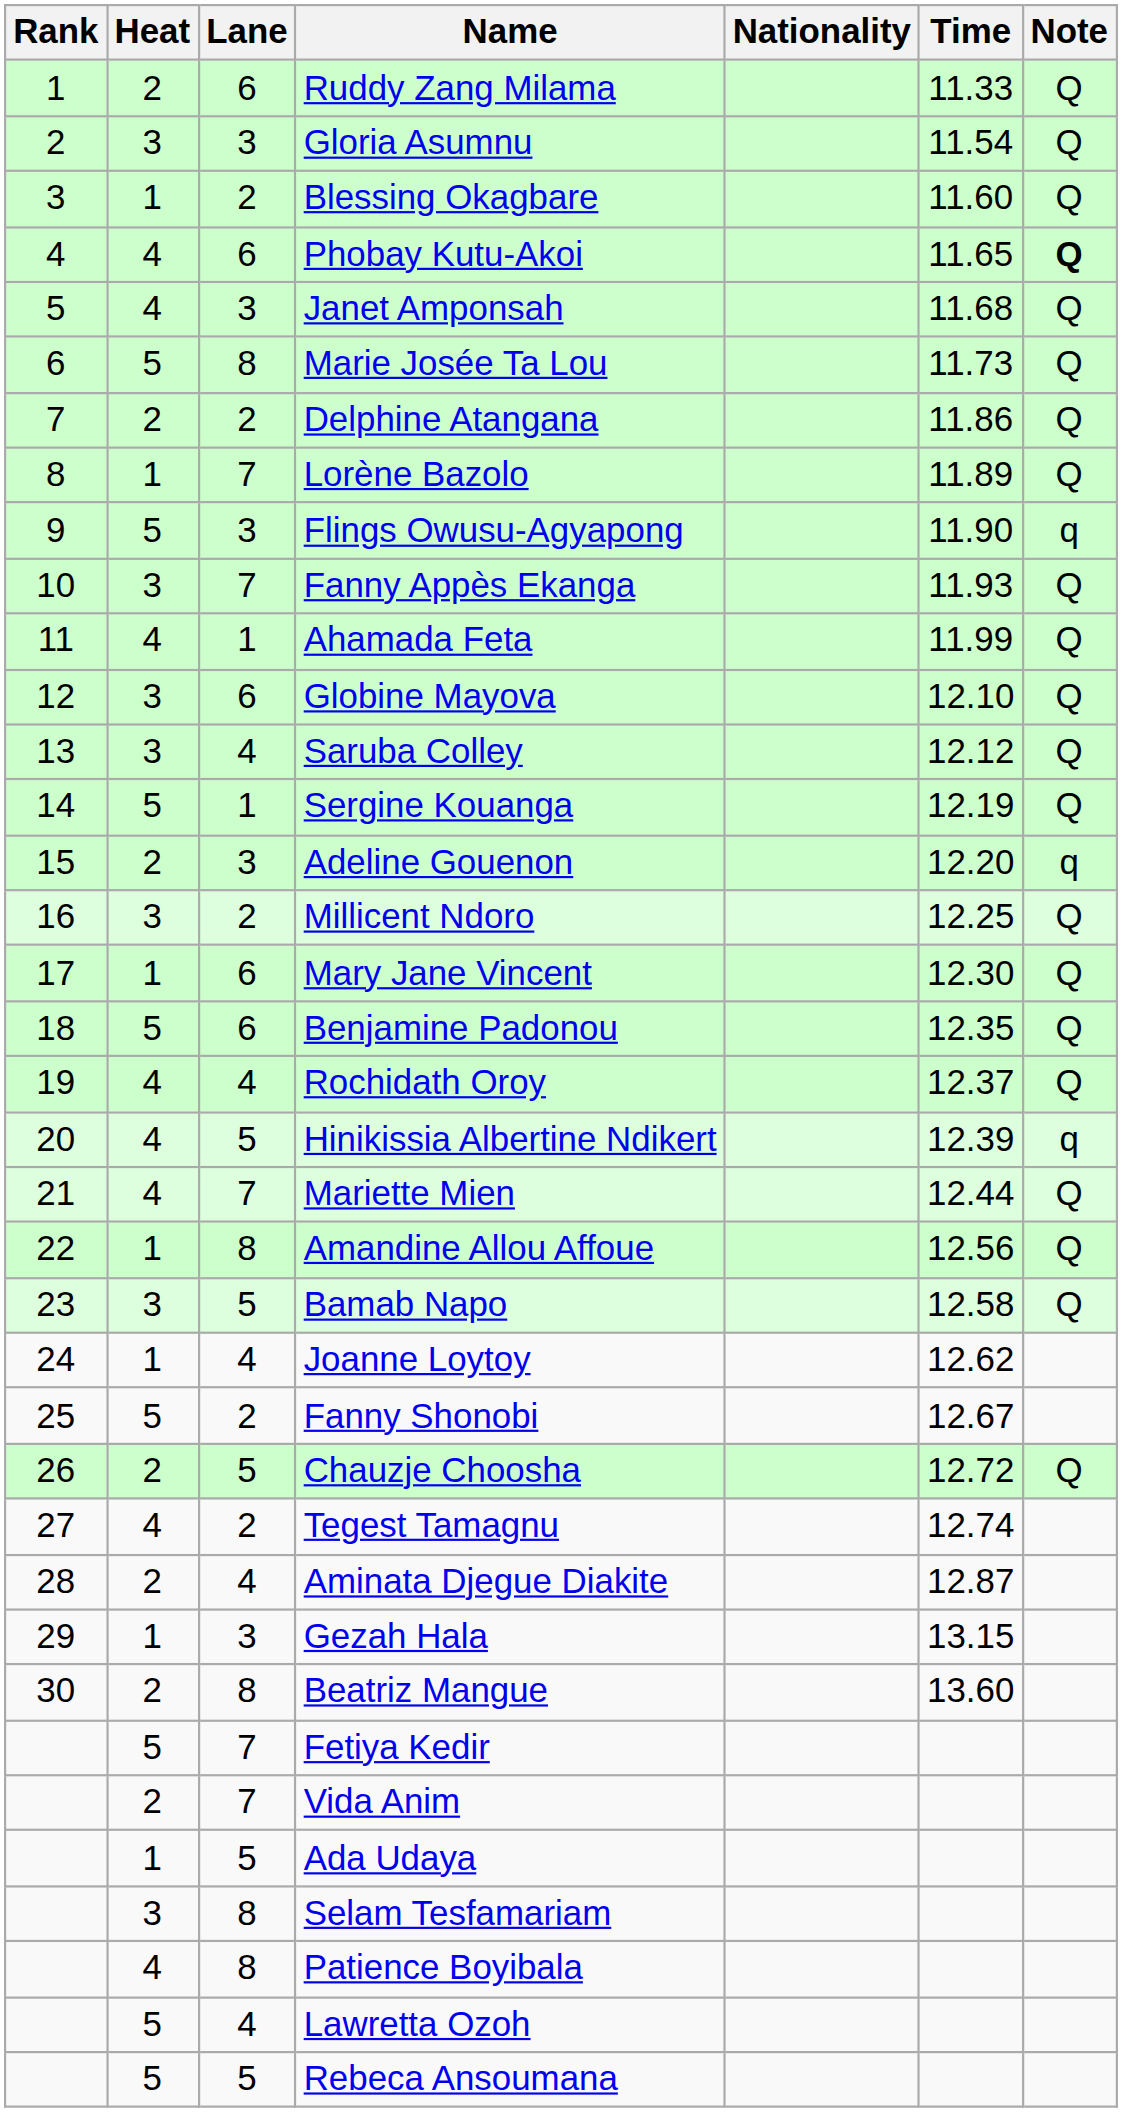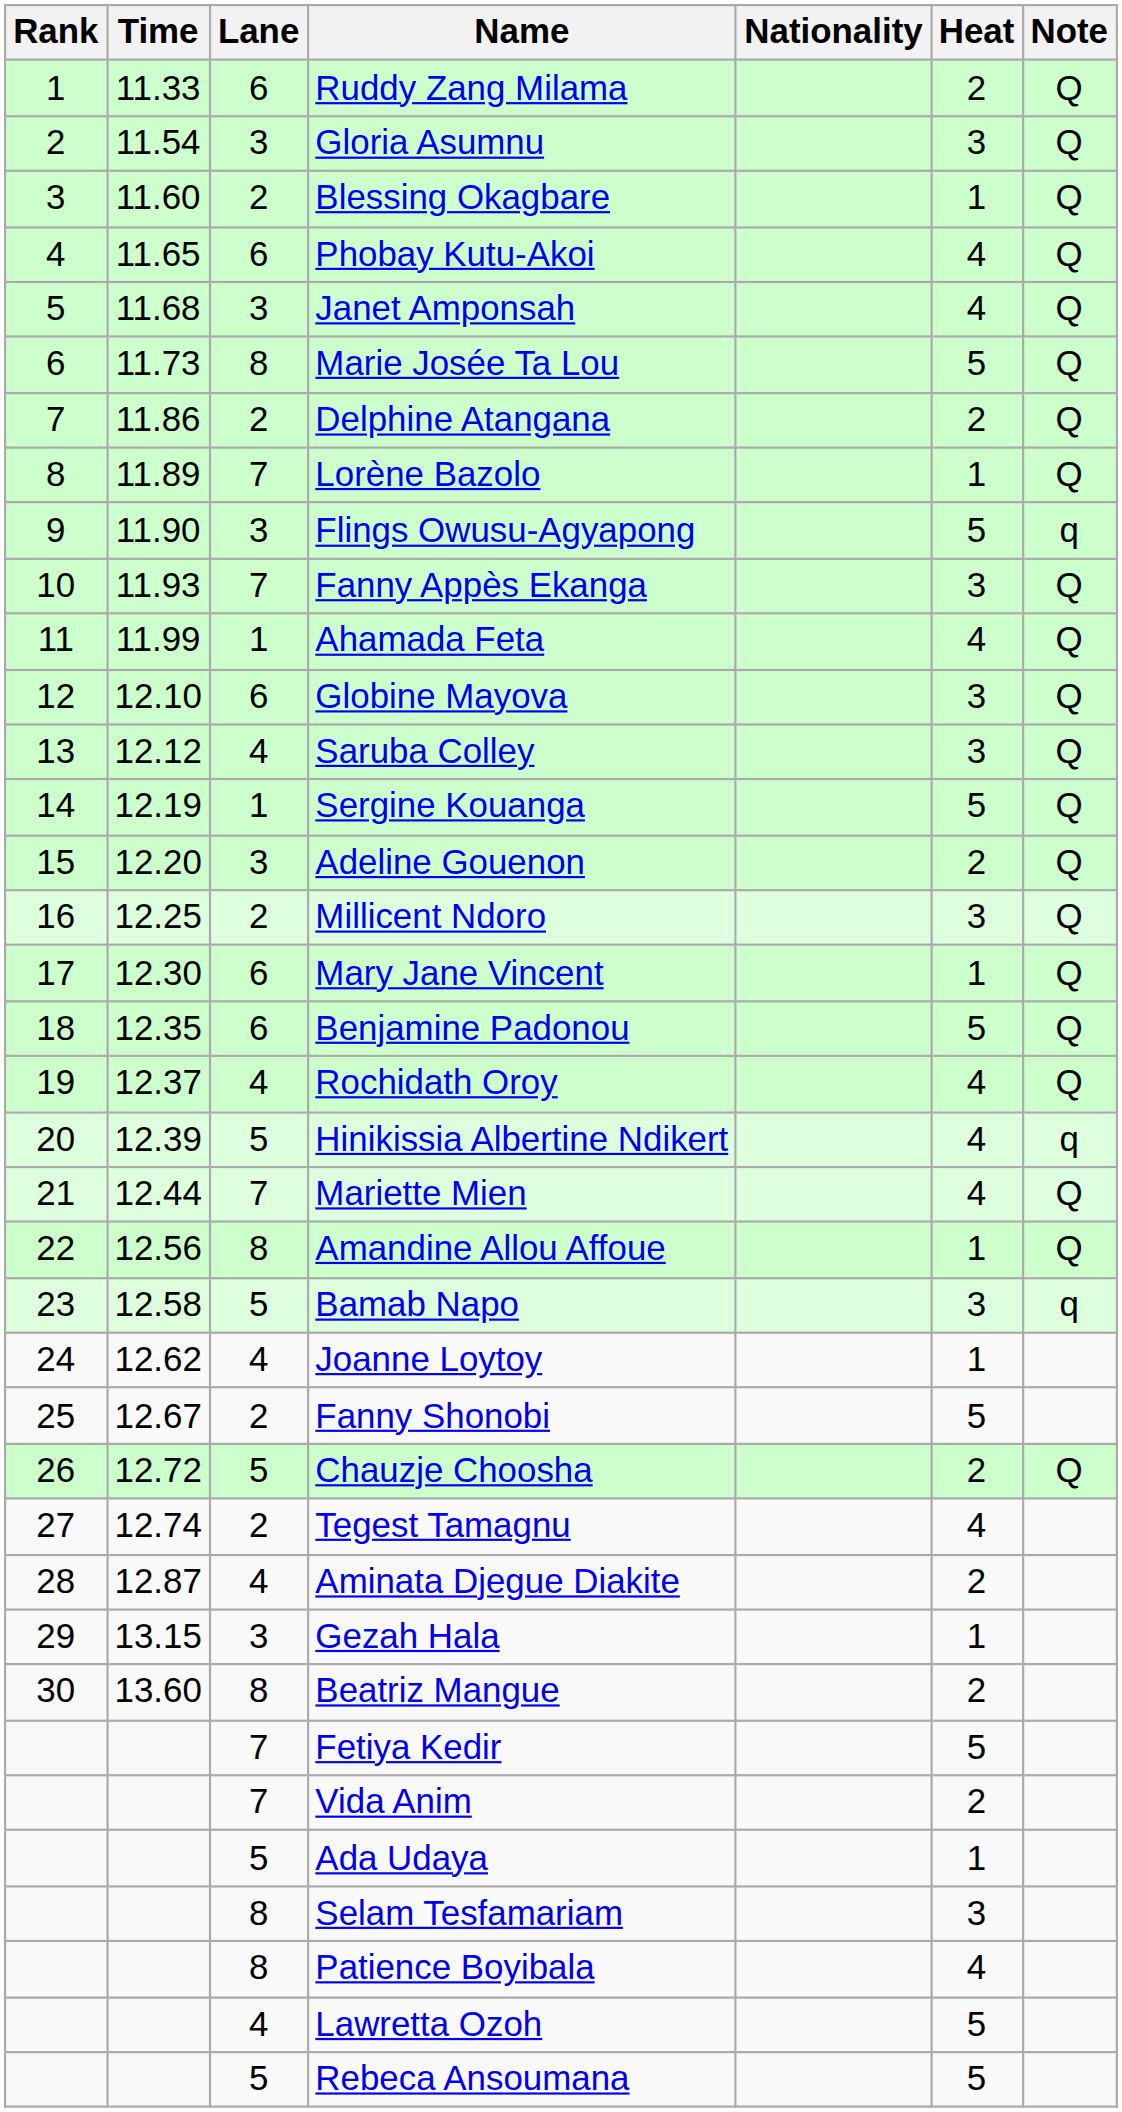columns swapped: (152, 32) <-> (971, 32)
(1069, 253) bold -> (1069, 253) normal
(1069, 861) q -> (1069, 861) Q
(1069, 1304) Q -> (1069, 1304) q
